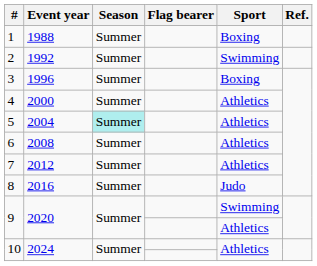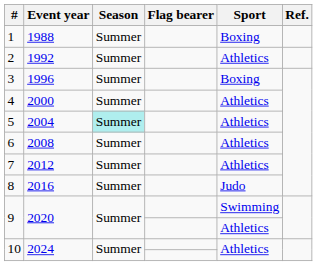(250, 57) Swimming -> (244, 57) Athletics
